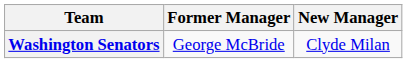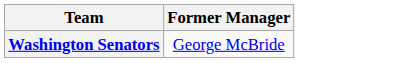- column: (348, 17)
